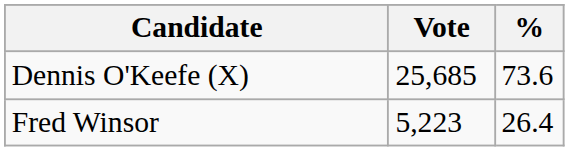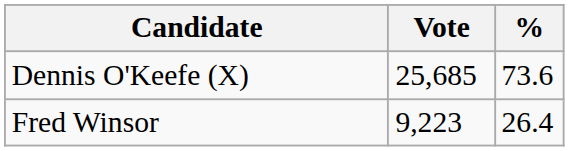(429, 121) 5,223 -> (429, 121) 9,223
